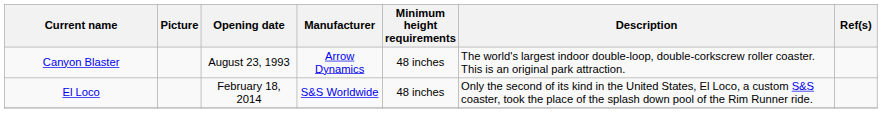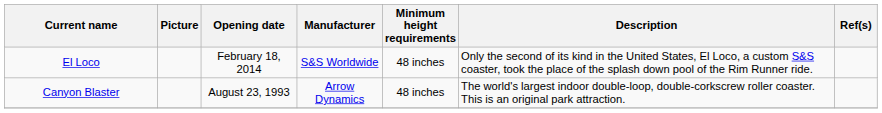rows swapped: (81, 62) <-> (81, 93)
